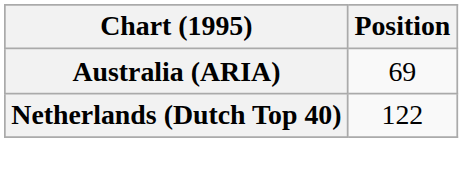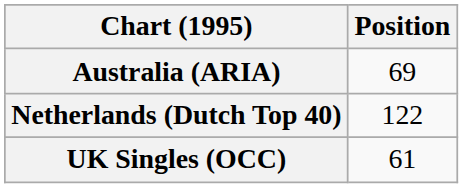+ row: (176, 159)
